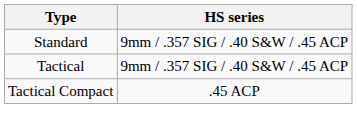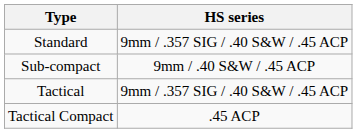+ row: (61, 66)
